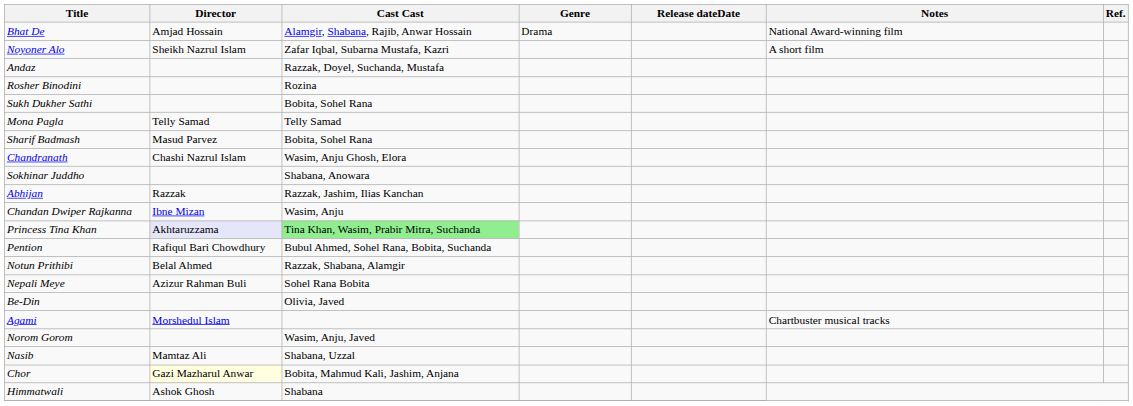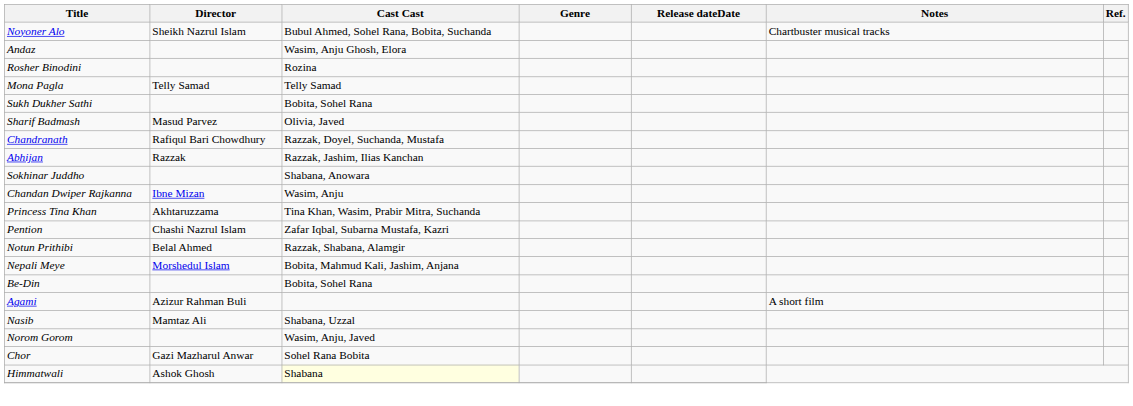- row: (26, 31)
(367, 49) Zafar Iqbal, Subarna Mustafa, Kazri -> (388, 31) Bubul Ahmed, Sohel Rana, Bobita, Suchanda
(796, 49) A short film -> (829, 31) Chartbuster musical tracks
(364, 67) Razzak, Doyel, Suchanda, Mustafa -> (345, 49) Wasim, Anju Ghosh, Elora
rows swapped: (50, 103) <-> (35, 121)
(328, 139) Bobita, Sohel Rana -> (314, 121) Olivia, Javed
(199, 157) Chashi Nazrul Islam -> (209, 139) Rafiqul Bari Chowdhury
(345, 157) Wasim, Anju Ghosh, Elora -> (364, 139) Razzak, Doyel, Suchanda, Mustafa
rows swapped: (25, 193) <-> (46, 175)
(185, 229) lavender background -> (185, 211) no background
(382, 229) lightgreen background -> (382, 211) no background
(209, 247) Rafiqul Bari Chowdhury -> (199, 229) Chashi Nazrul Islam
(388, 247) Bubul Ahmed, Sohel Rana, Bobita, Suchanda -> (367, 229) Zafar Iqbal, Subarna Mustafa, Kazri
(199, 283) Azizur Rahman Buli -> (191, 265) Morshedul Islam
(327, 283) Sohel Rana Bobita -> (372, 265) Bobita, Mahmud Kali, Jashim, Anjana
(314, 301) Olivia, Javed -> (328, 283) Bobita, Sohel Rana
(191, 319) Morshedul Islam -> (199, 301) Azizur Rahman Buli
(829, 319) Chartbuster musical tracks -> (796, 301) A short film
rows swapped: (40, 337) <-> (20, 355)
(203, 373) lightyellow background -> (203, 355) no background
(372, 373) Bobita, Mahmud Kali, Jashim, Anjana -> (327, 355) Sohel Rana Bobita
(304, 391) no background -> (304, 373) lightyellow background
